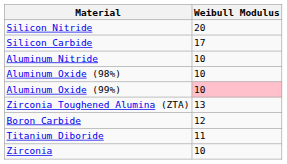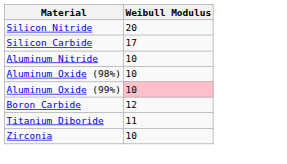- row: (98, 105)
